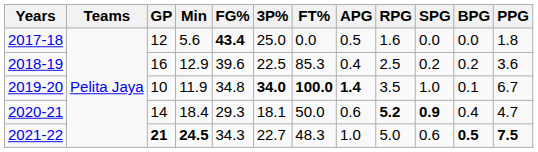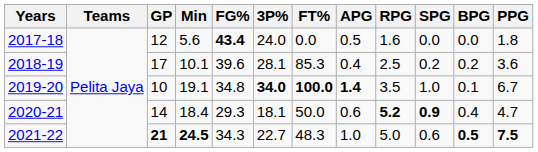(271, 40) 25.0 -> (271, 40) 24.0
(159, 64) 16 -> (159, 64) 17
(194, 64) 12.9 -> (194, 64) 10.1
(271, 64) 22.5 -> (271, 64) 28.1
(193, 87) 11.9 -> (194, 87) 19.1
